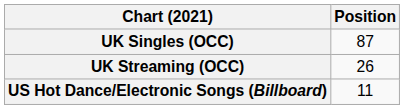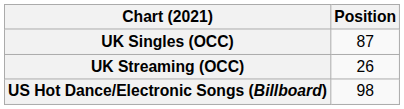(365, 91) 11 -> (365, 91) 98
